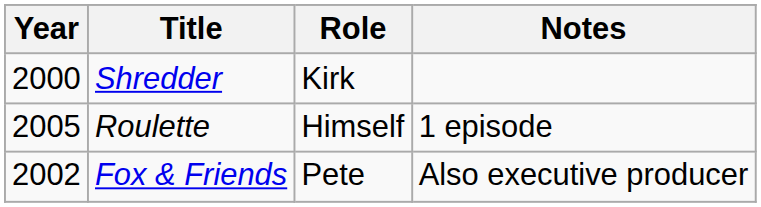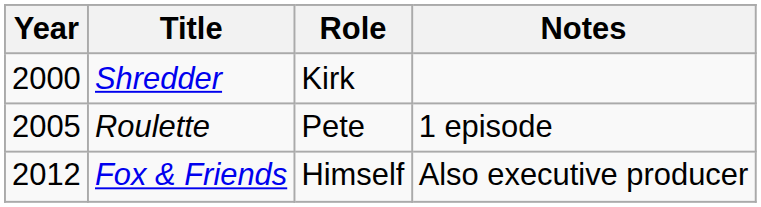(353, 126) Himself -> (333, 126) Pete
(46, 175) 2002 -> (46, 175) 2012
(333, 175) Pete -> (353, 175) Himself
